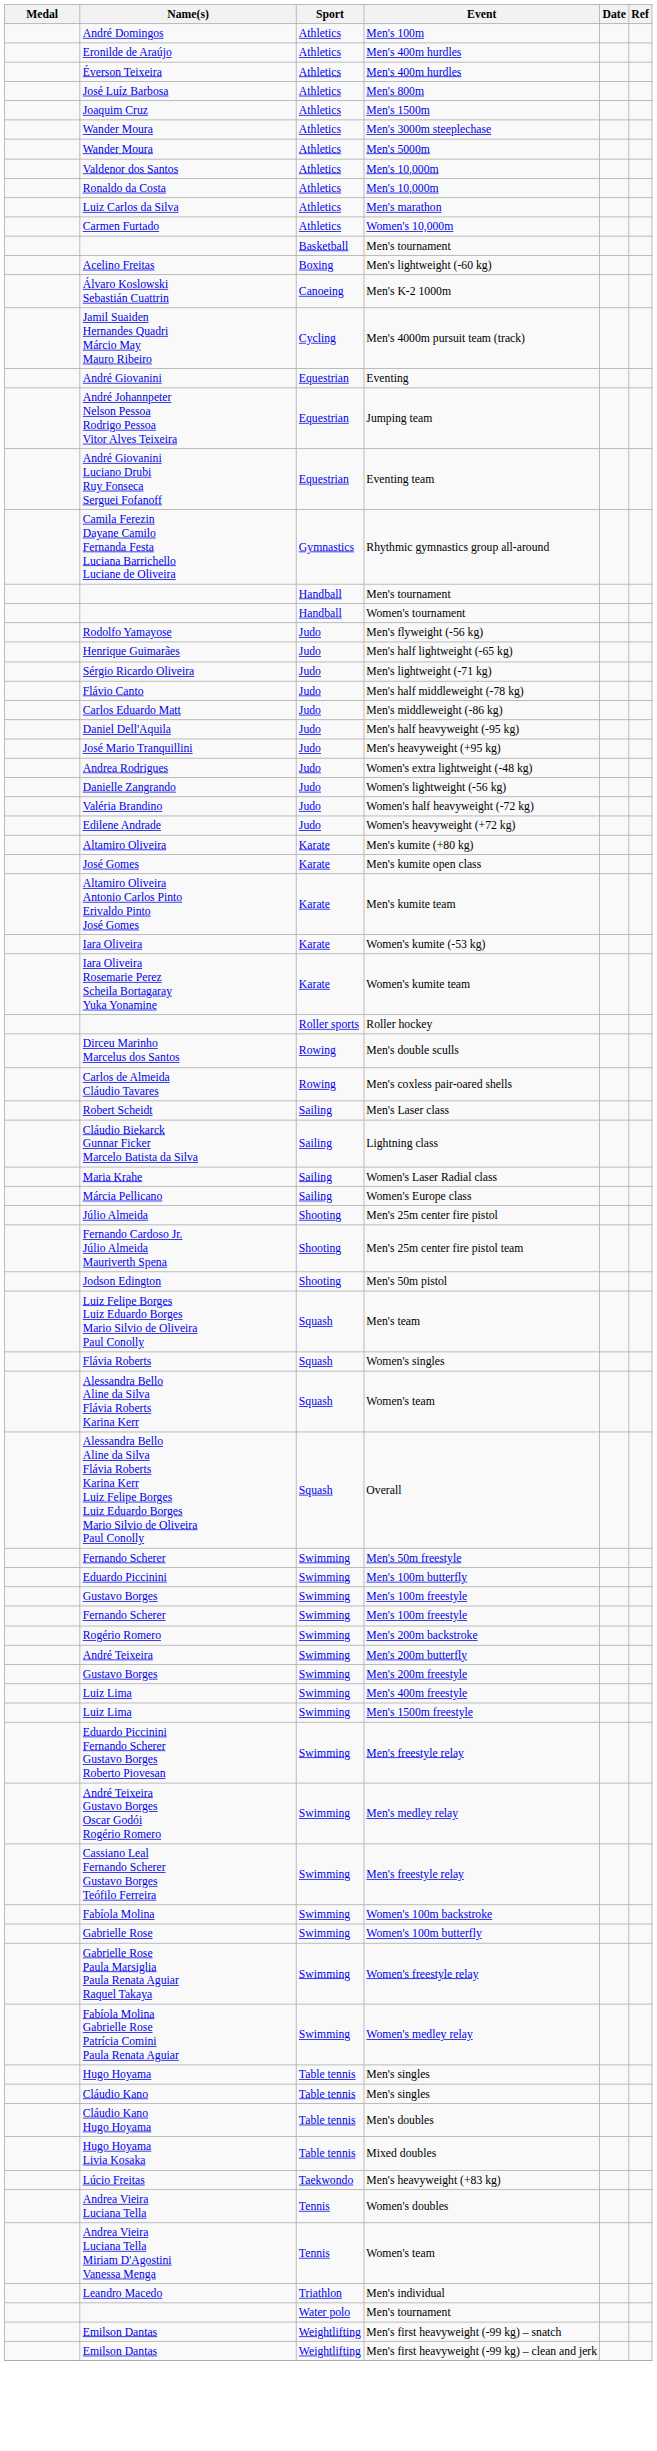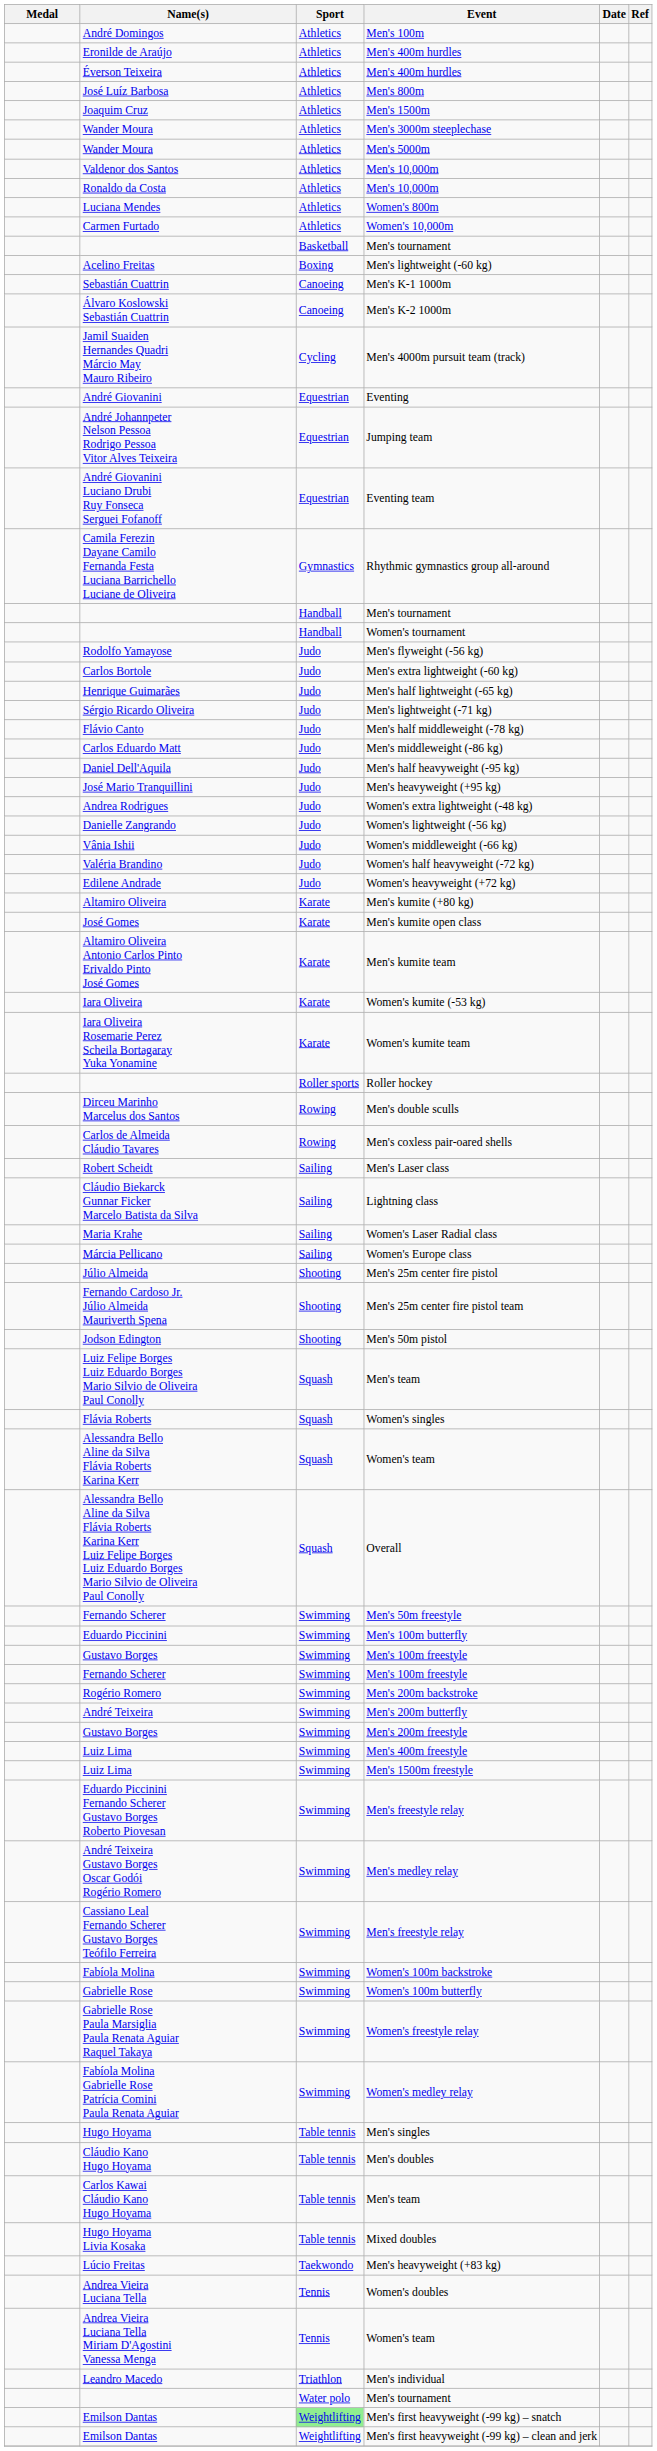- row: (131, 207)
+ row: (122, 207)
+ row: (126, 284)
+ row: (117, 671)
+ row: (109, 845)
- row: (115, 2094)
+ row: (117, 2199)
(330, 2331) no background -> (330, 2417) lightgreen background
